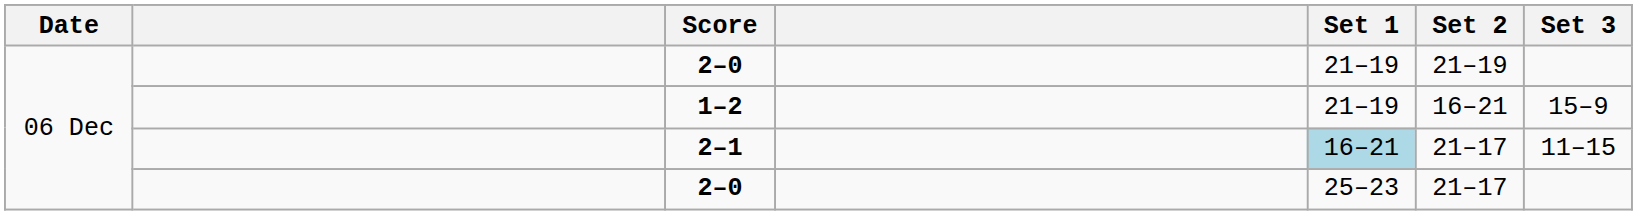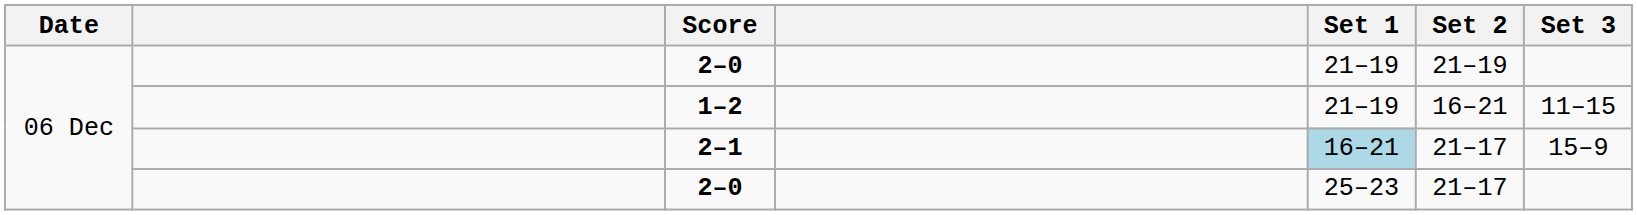(1578, 107) 15–9 -> (1578, 107) 11–15
(1578, 148) 11–15 -> (1578, 148) 15–9
